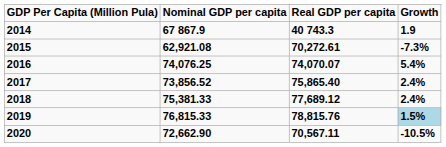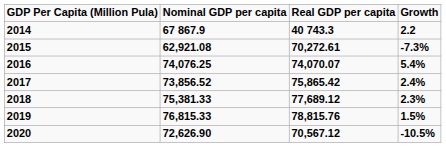(408, 30) 1.9 -> (408, 30) 2.2
(316, 82) 75,865.40 -> (316, 82) 75,865.42
(413, 99) 2.4% -> (413, 99) 2.3%
(413, 116) lightblue background -> (413, 116) no background
(187, 133) 72,662.90 -> (187, 133) 72,626.90
(315, 133) 70,567.11 -> (316, 133) 70,567.12
